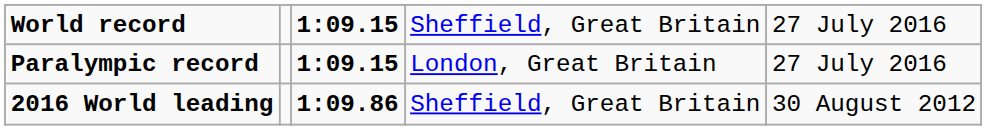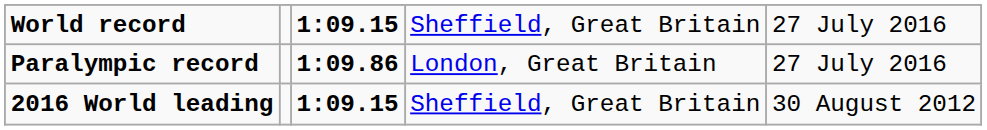(348, 64) 1:09.15 -> (348, 64) 1:09.86
(348, 104) 1:09.86 -> (348, 104) 1:09.15
